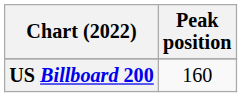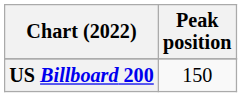(197, 75) 160 -> (197, 75) 150
